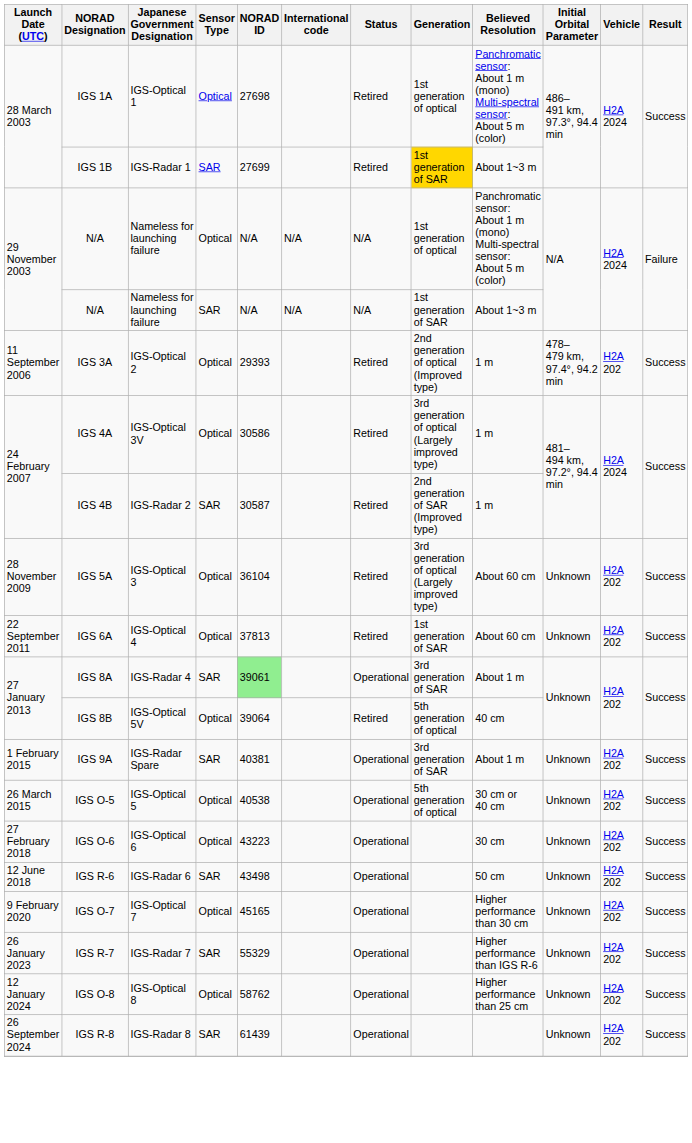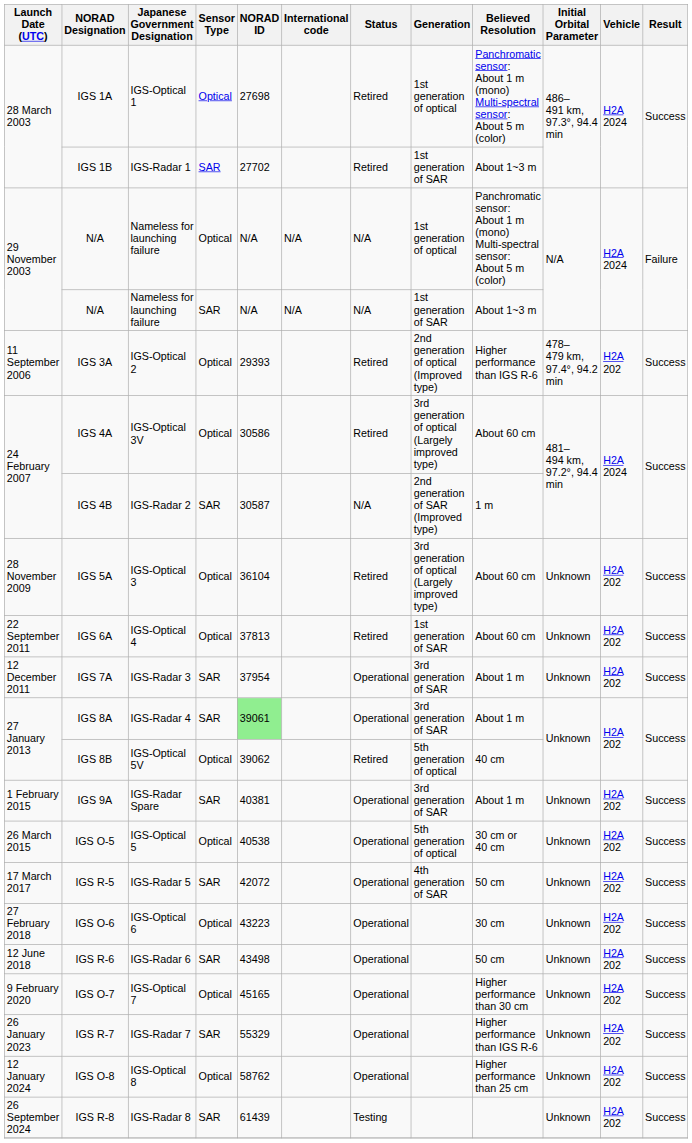(255, 167) 27699 -> (255, 167) 27702
(439, 167) gold background -> (439, 167) no background
(484, 363) 1 m -> (507, 363) Higher performance than IGS R-6
(484, 434) 1 m -> (505, 434) About 60 cm
(371, 505) Retired -> (362, 505) N/A
+ row: (95, 677)
(255, 718) 39064 -> (255, 759) 39062
+ row: (95, 883)
(381, 1035) Operational -> (370, 1117) Testing
